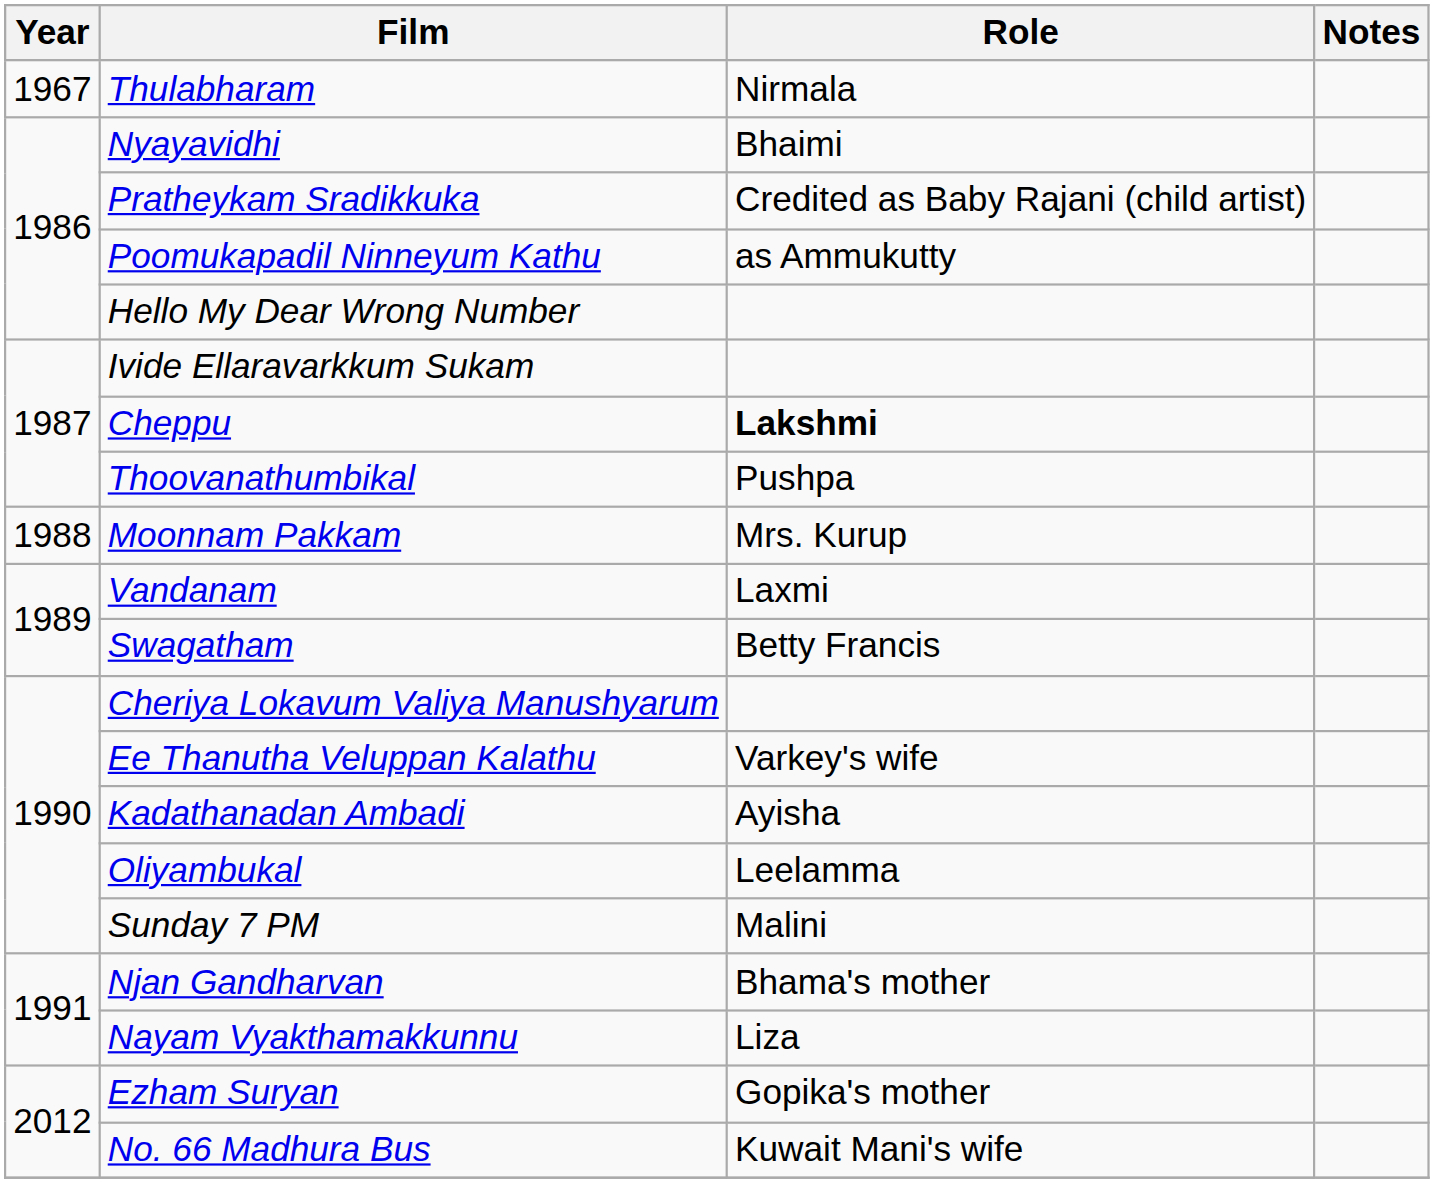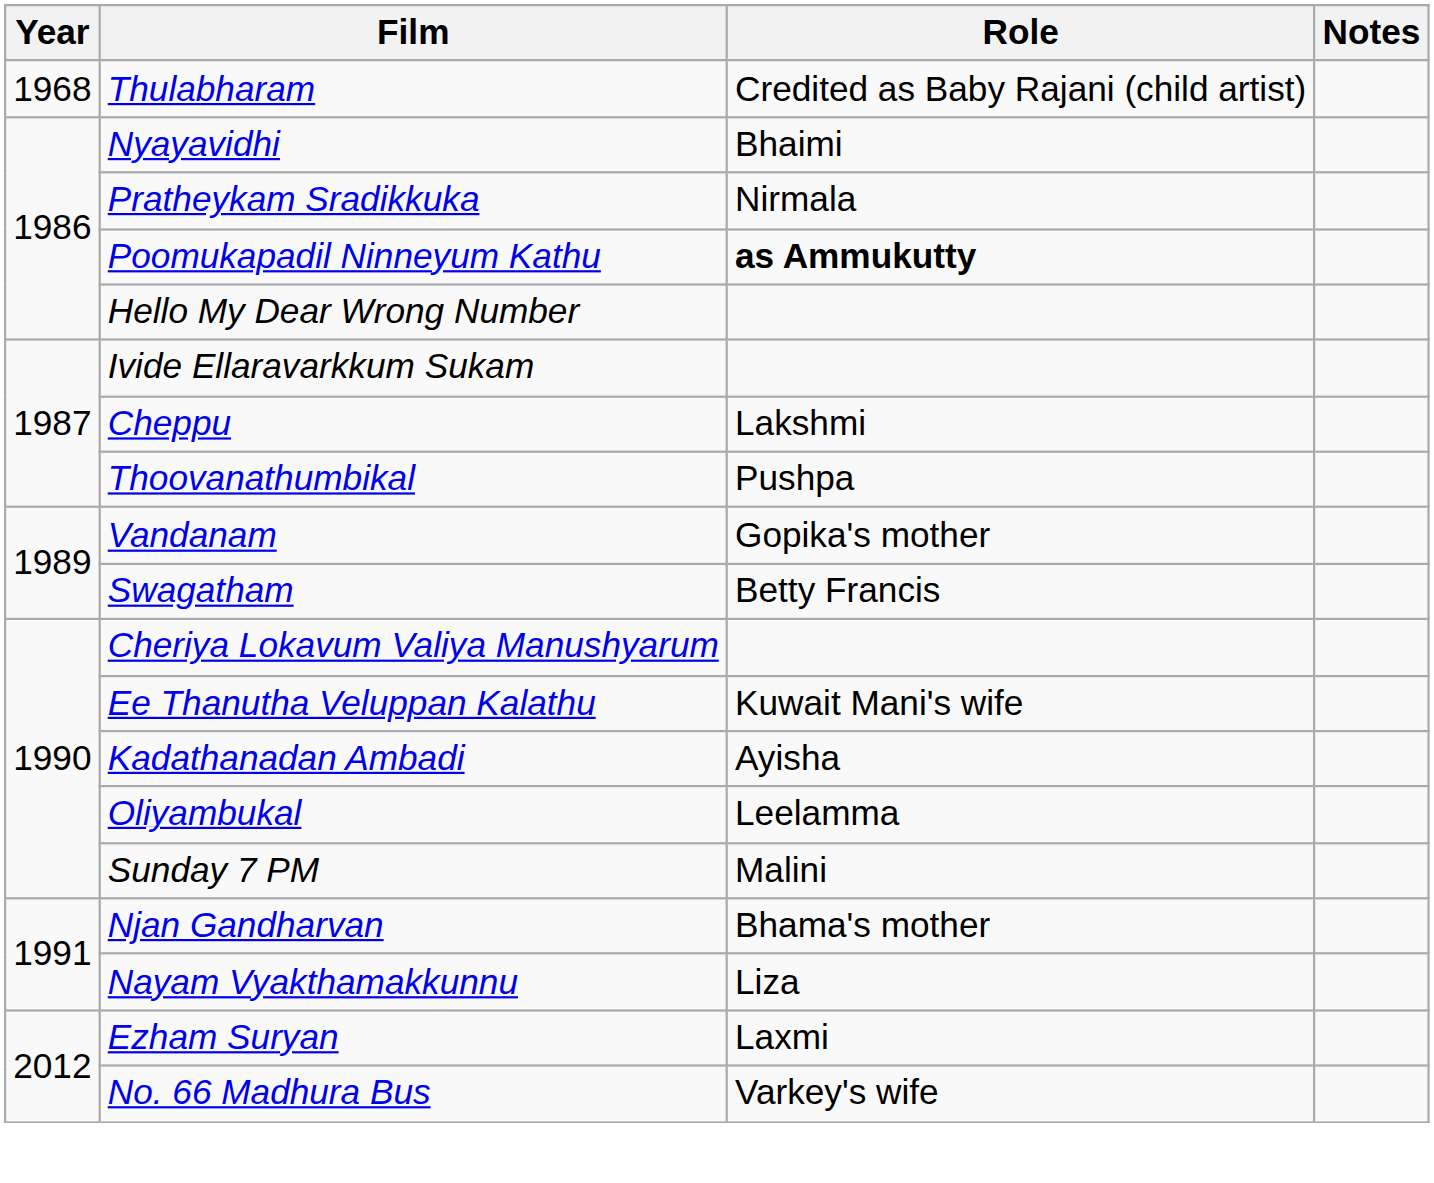(52, 88) 1967 -> (52, 88) 1968
(796, 88) Nirmala -> (1021, 88) Credited as Baby Rajani (child artist)
(1021, 199) Credited as Baby Rajani (child artist) -> (796, 199) Nirmala
(846, 255) normal -> (856, 255) bold
(806, 423) bold -> (801, 423) normal
- row: (254, 534)
(782, 590) Laxmi -> (863, 534) Gopika's mother
(837, 758) Varkey's wife -> (879, 702) Kuwait Mani's wife
(863, 1093) Gopika's mother -> (782, 1037) Laxmi
(879, 1148) Kuwait Mani's wife -> (837, 1093) Varkey's wife
